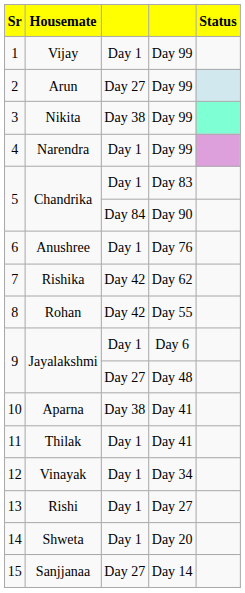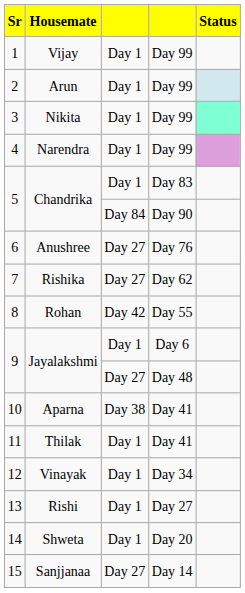(125, 85) Day 27 -> (125, 85) Day 1
(125, 117) Day 38 -> (125, 117) Day 1
(125, 247) Day 1 -> (125, 247) Day 27
(125, 279) Day 42 -> (125, 279) Day 27
